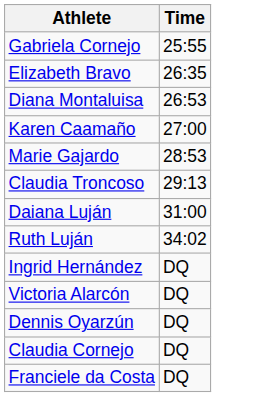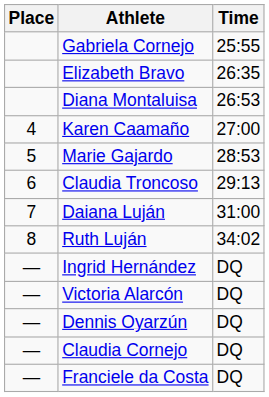+ column: (31, 18)
